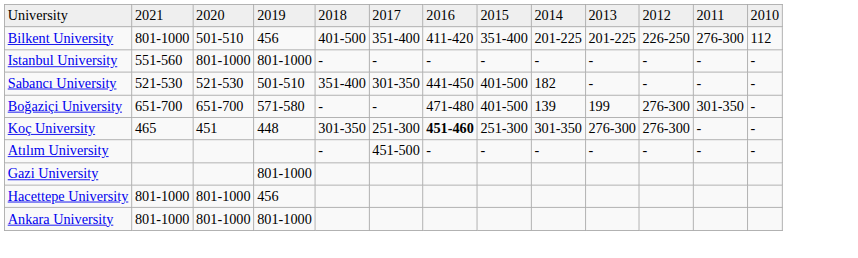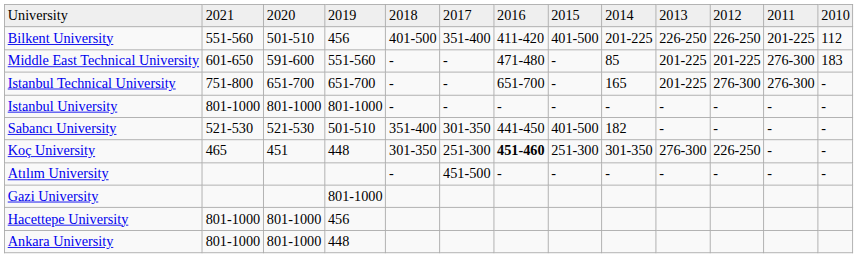(162, 38) 801-1000 -> (229, 38) 551-560
(504, 38) 351-400 -> (575, 38) 401-500
(612, 38) 201-225 -> (683, 38) 226-250
(720, 38) 276-300 -> (791, 38) 201-225
+ row: (103, 60)
+ row: (92, 83)
(159, 60) 551-560 -> (233, 106) 801-1000
- row: (65, 106)
(666, 128) 276-300 -> (737, 151) 226-250
(284, 219) 801-1000 -> (339, 241) 448
